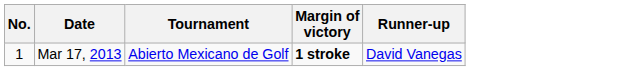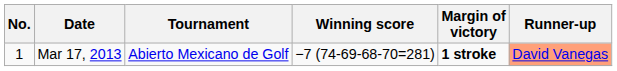+ column: (365, 24)
(414, 55) no background -> (560, 55) lightsalmon background
